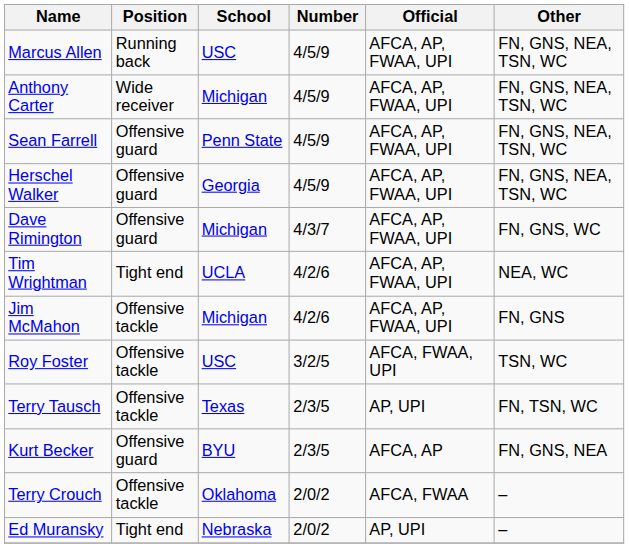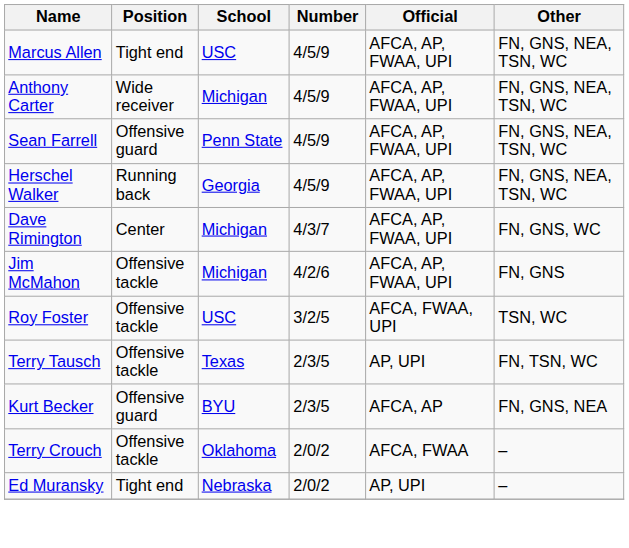(146, 52) Running back -> (149, 52) Tight end
(150, 185) Offensive guard -> (146, 185) Running back
(150, 229) Offensive guard -> (140, 229) Center
- row: (48, 273)
